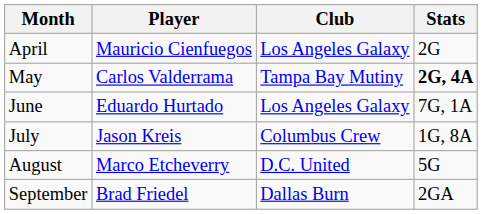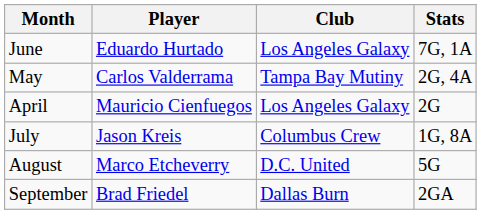rows swapped: (28, 48) <-> (26, 106)
(446, 77) bold -> (445, 77) normal
